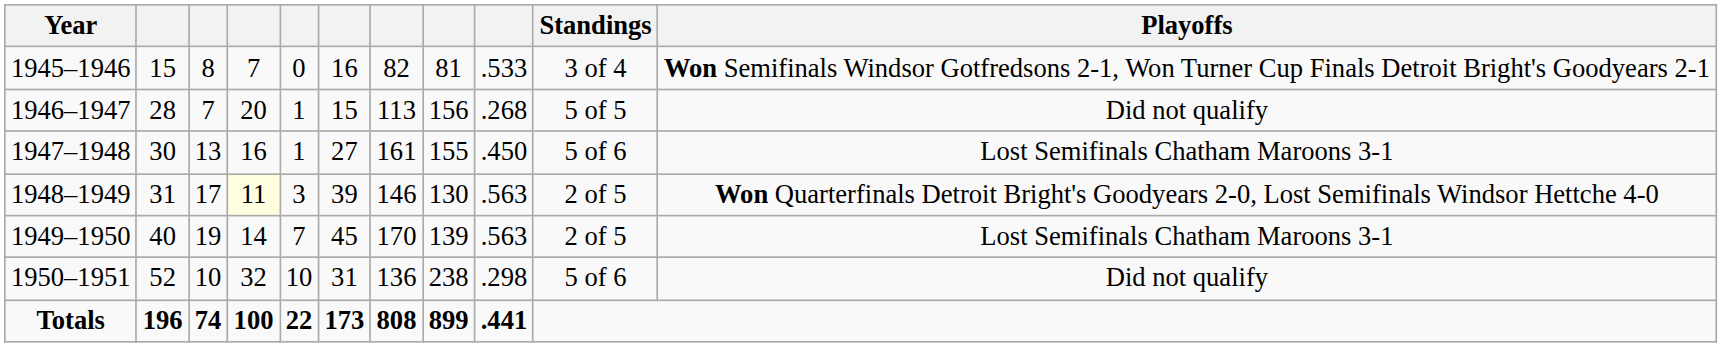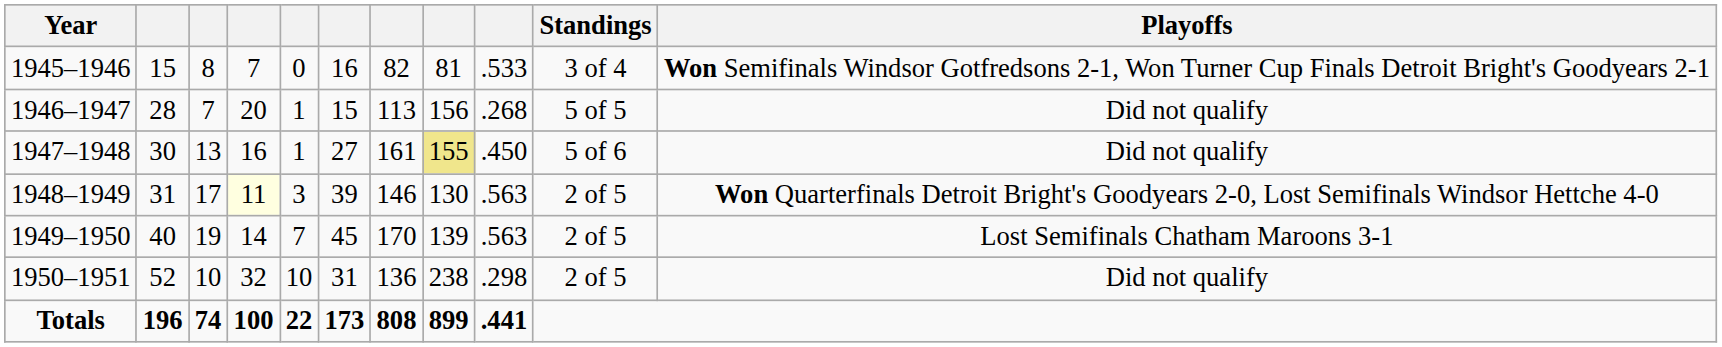(449, 151) no background -> (449, 151) khaki background
(1187, 151) Lost Semifinals Chatham Maroons 3-1 -> (1187, 151) Did not qualify
(596, 278) 5 of 6 -> (596, 278) 2 of 5
